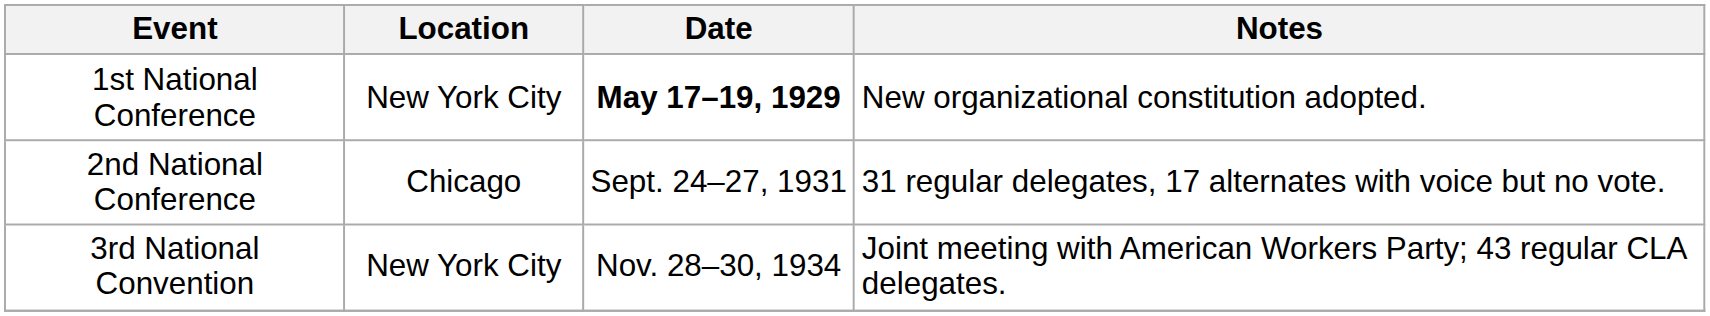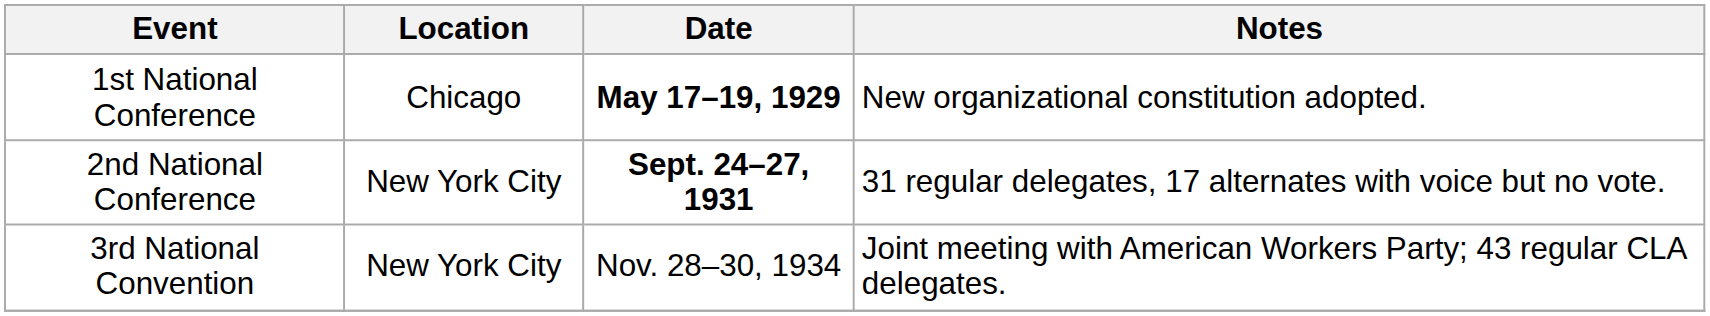(464, 96) New York City -> (464, 96) Chicago
(464, 181) Chicago -> (464, 181) New York City
(719, 181) normal -> (719, 181) bold
